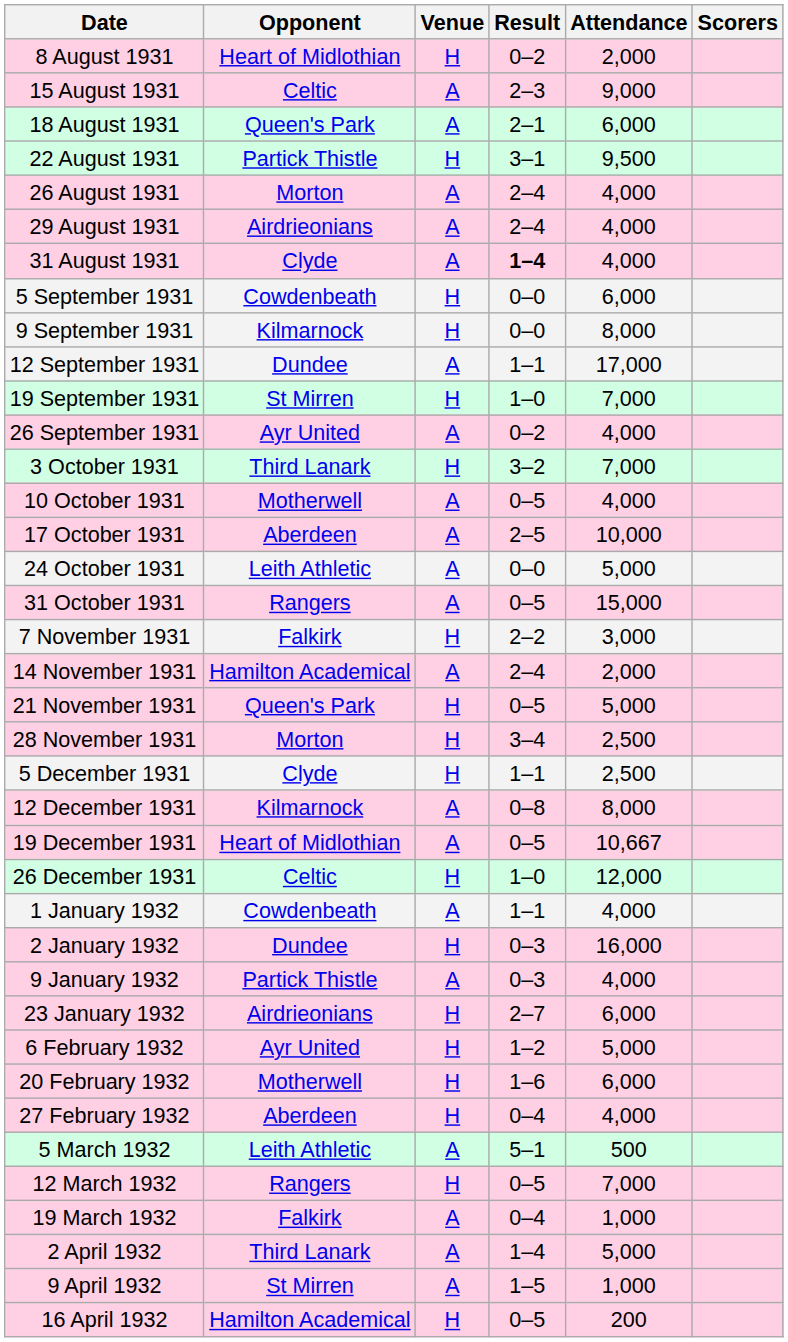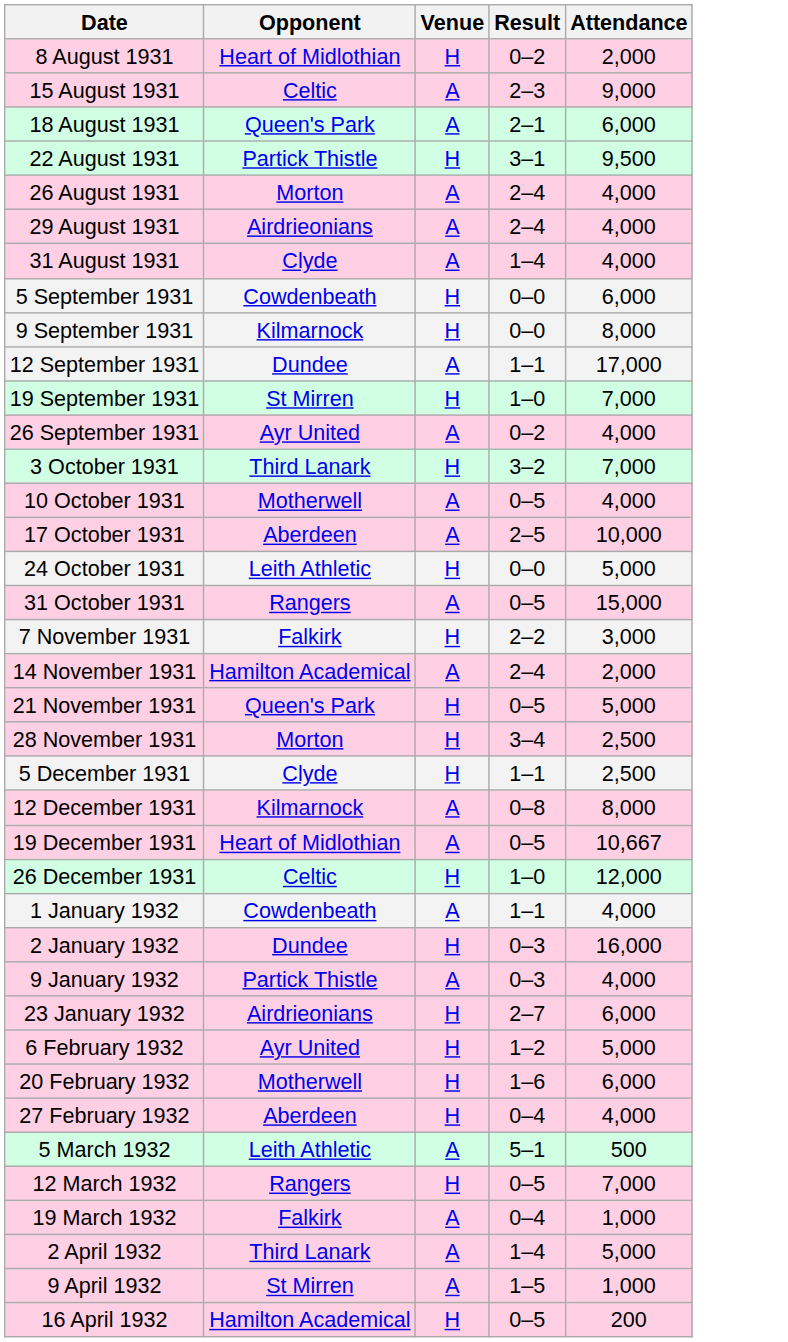- column: (738, 22)
(527, 261) bold -> (527, 261) normal
(452, 569) A -> (452, 569) H
